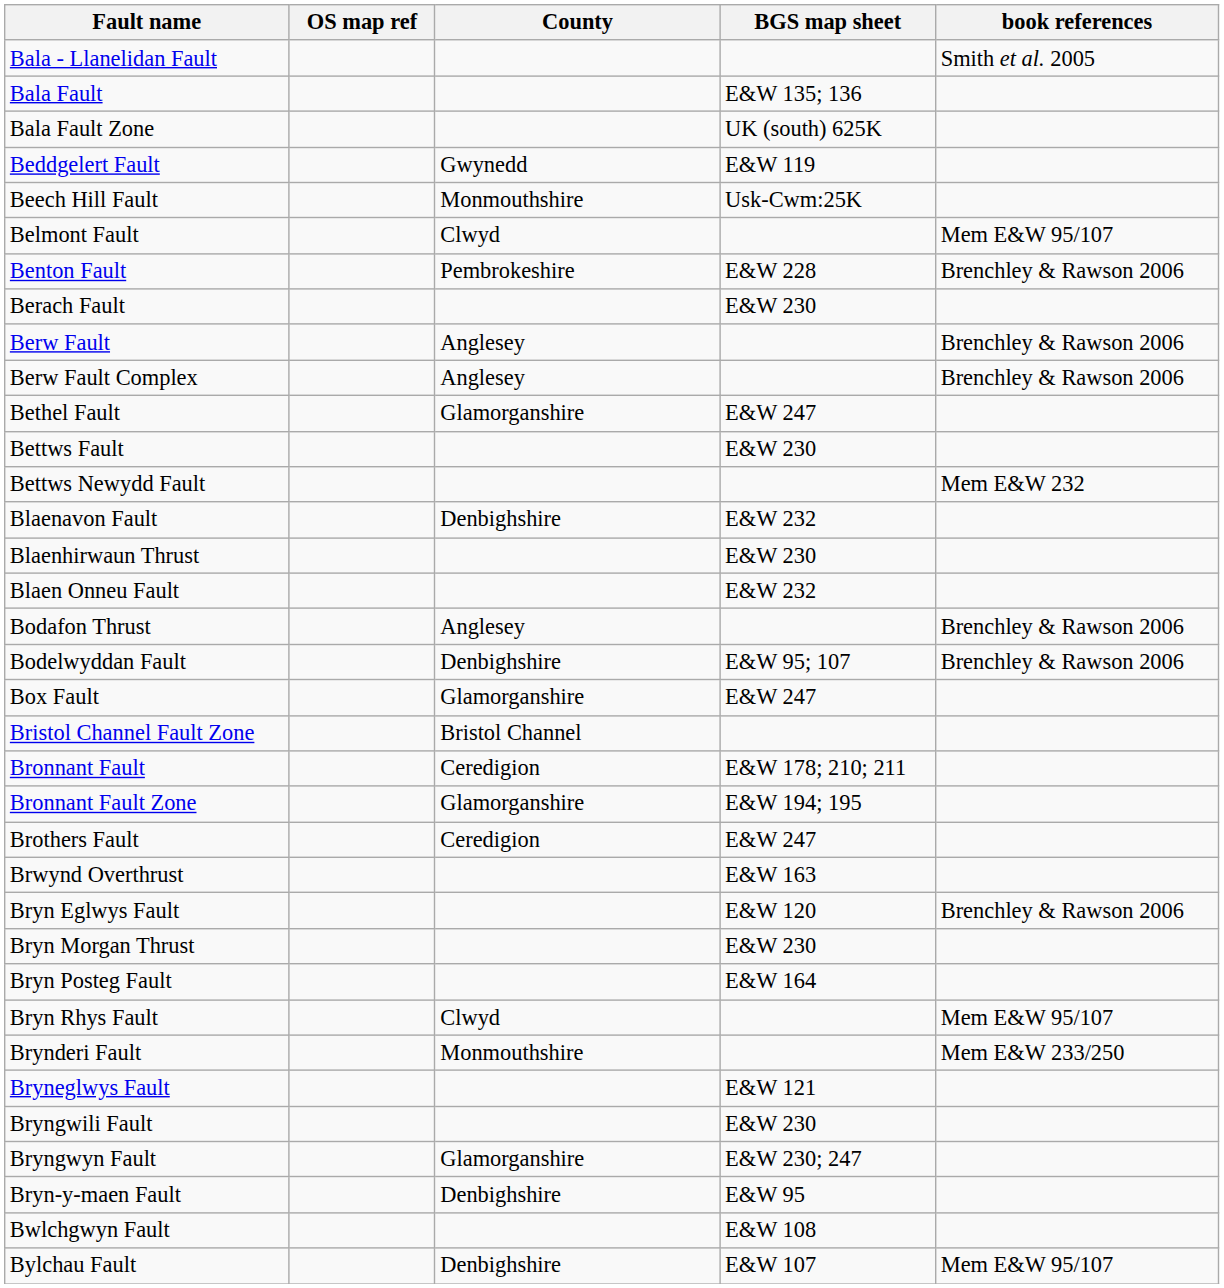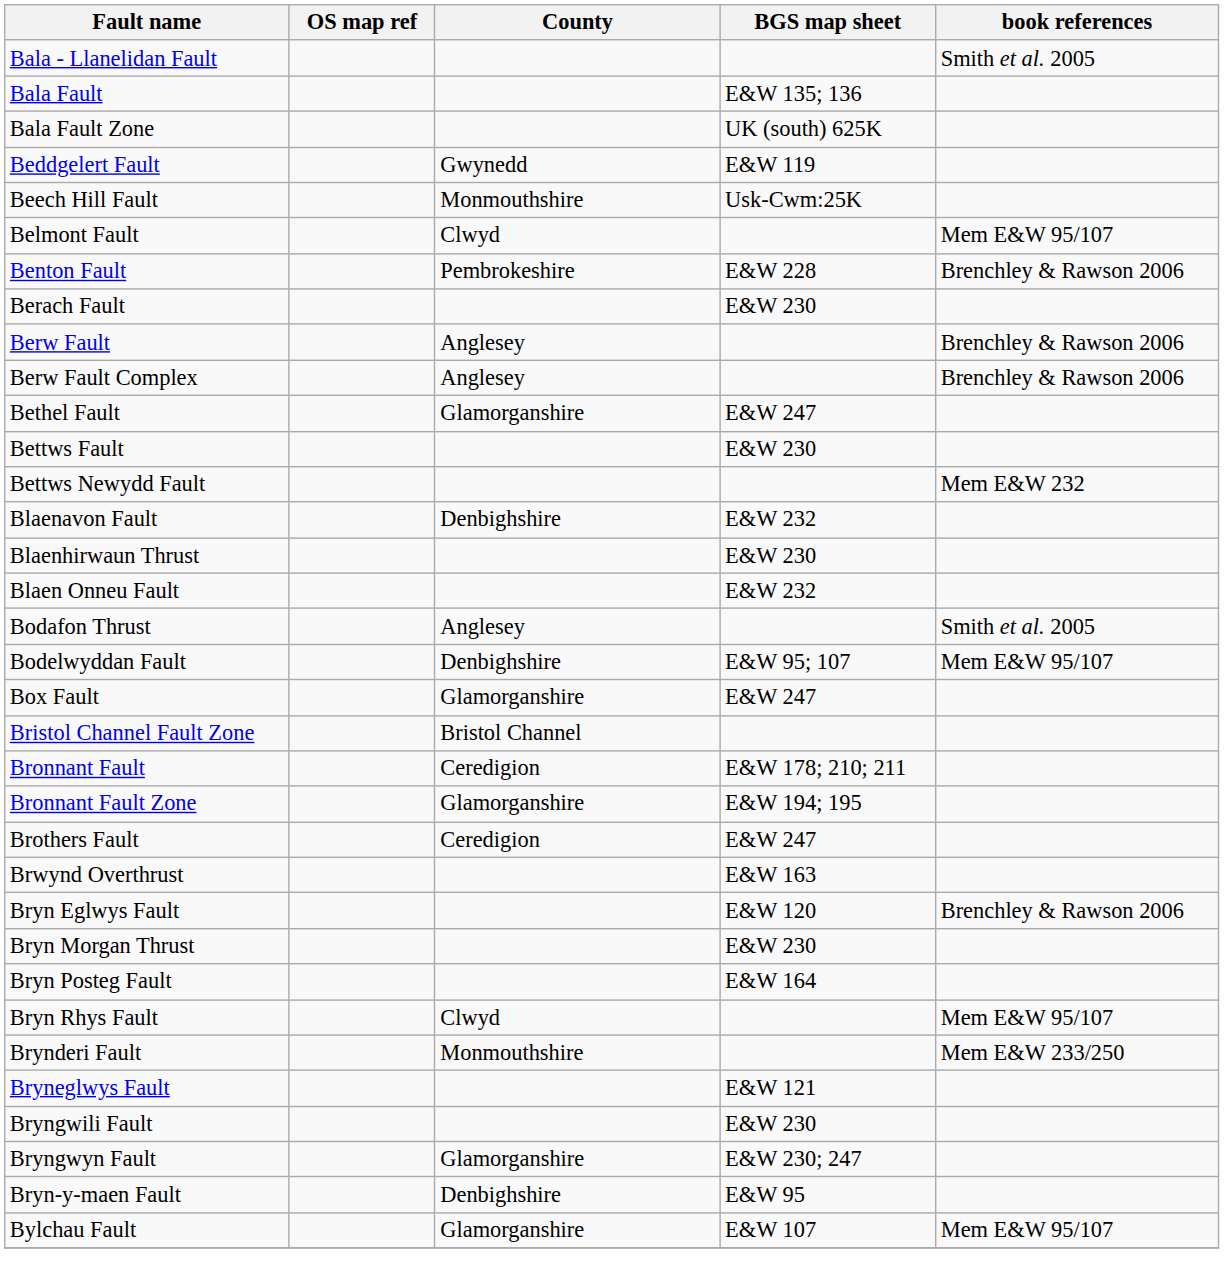(1062, 626) Brenchley & Rawson 2006 -> (1018, 626) Smith et al. 2005
(1062, 661) Brenchley & Rawson 2006 -> (1027, 661) Mem E&W 95/107
- row: (90, 1230)
(501, 1265) Denbighshire -> (512, 1230) Glamorganshire
